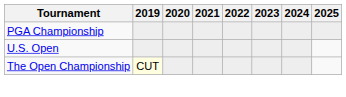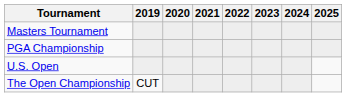+ row: (57, 31)
(148, 66) lightyellow background -> (148, 84) no background
